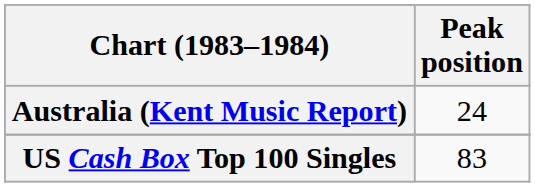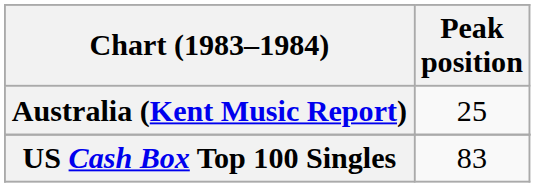(472, 109) 24 -> (472, 109) 25
